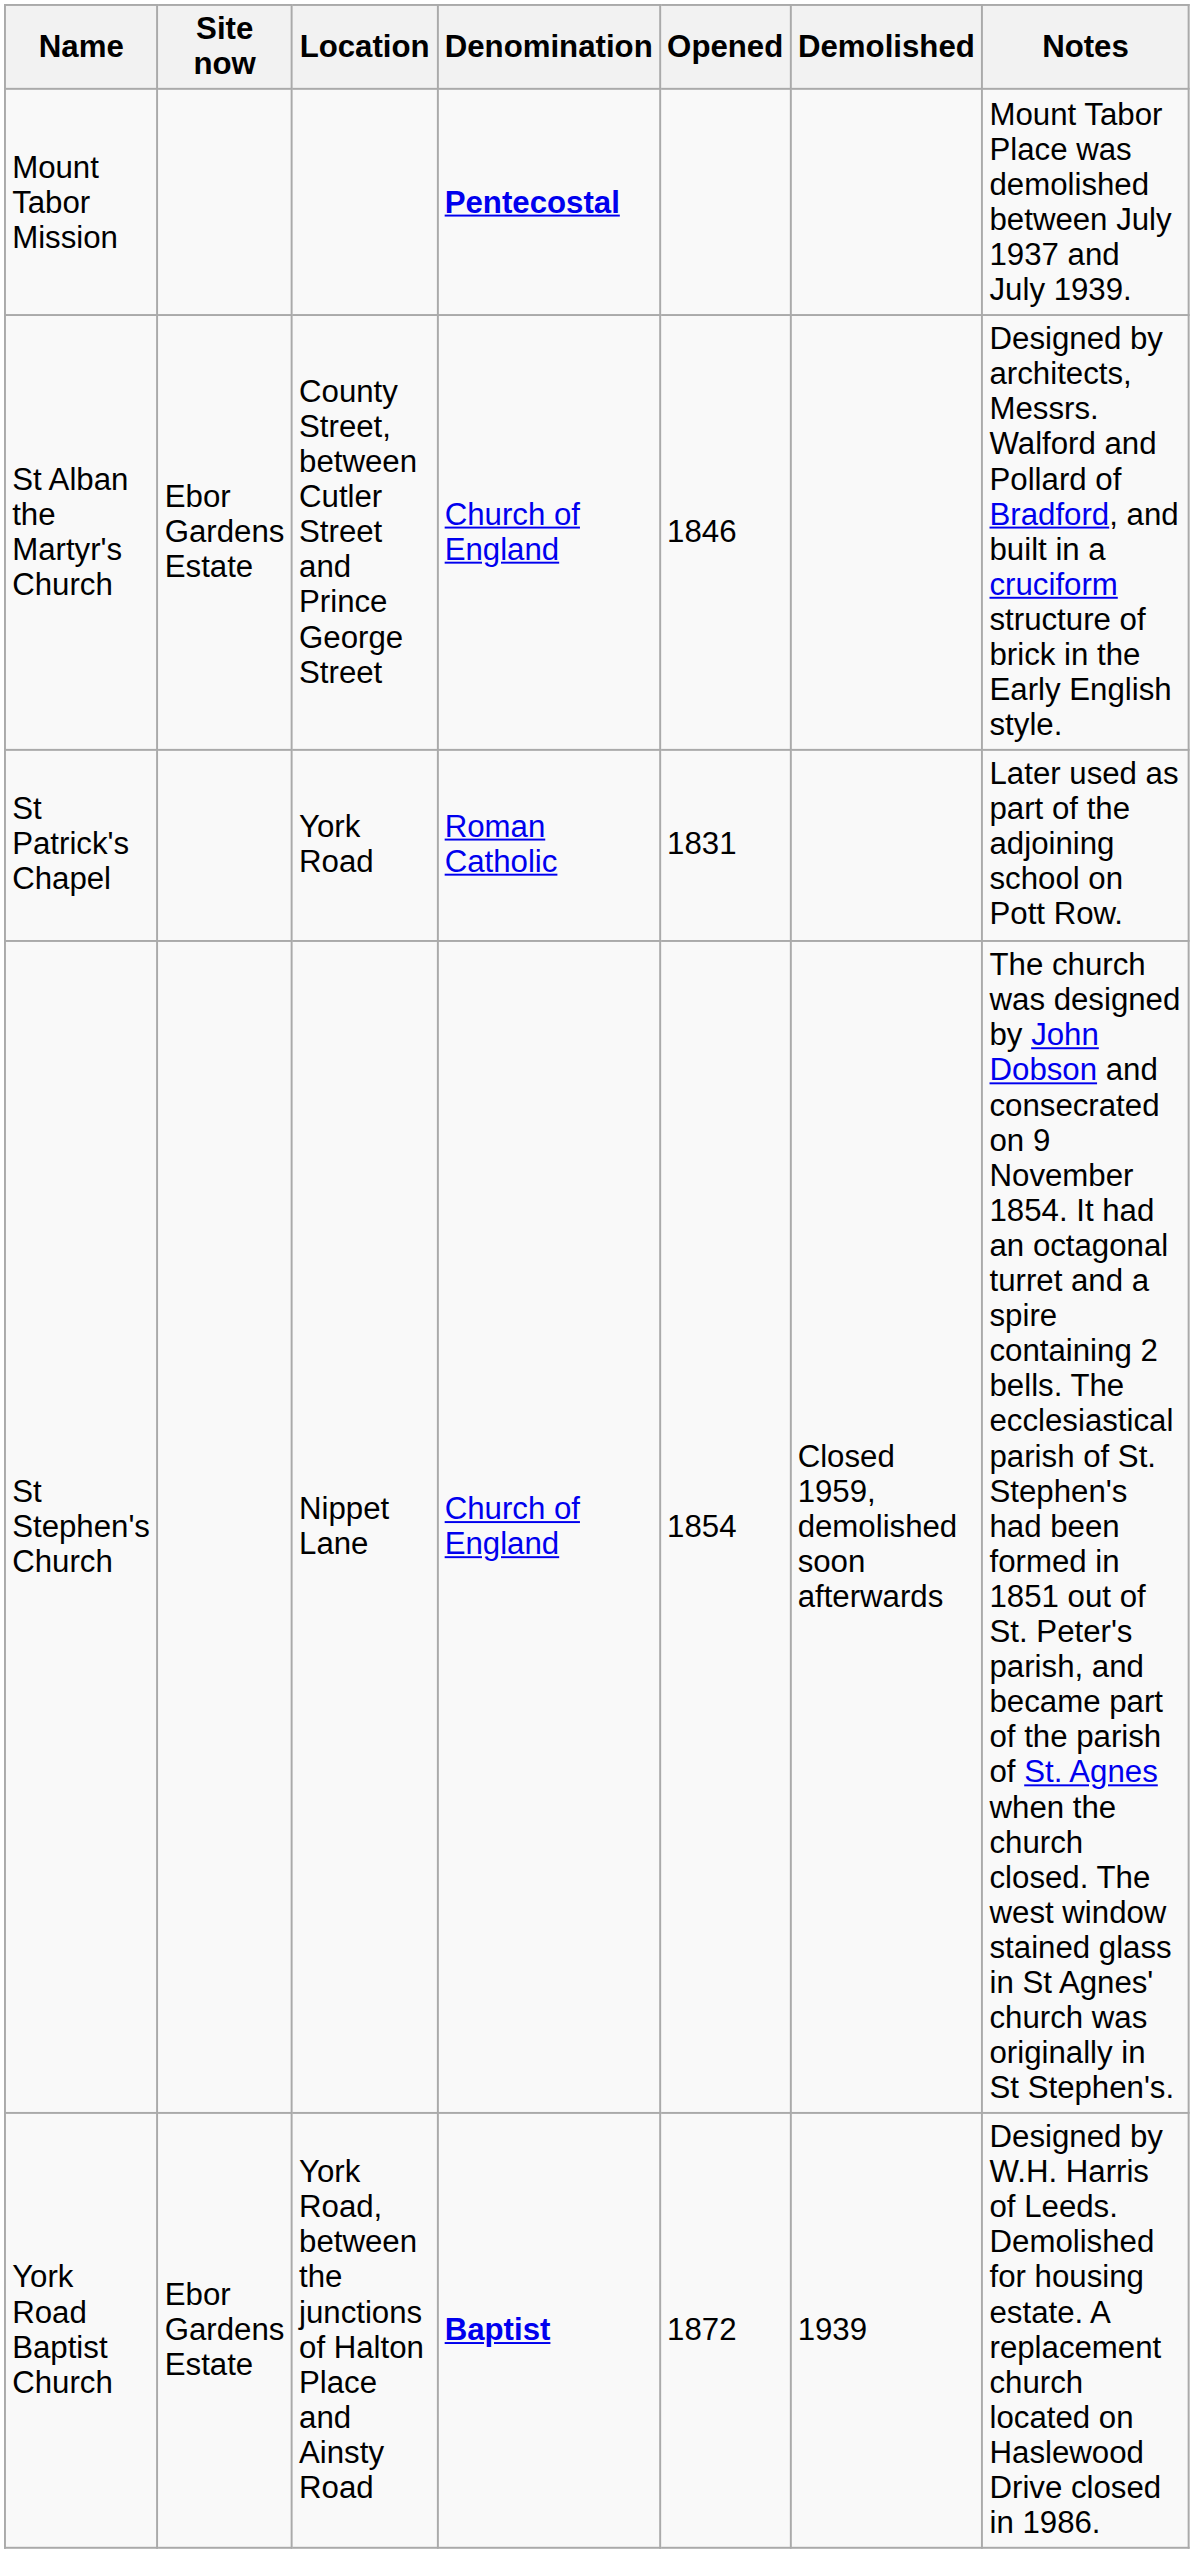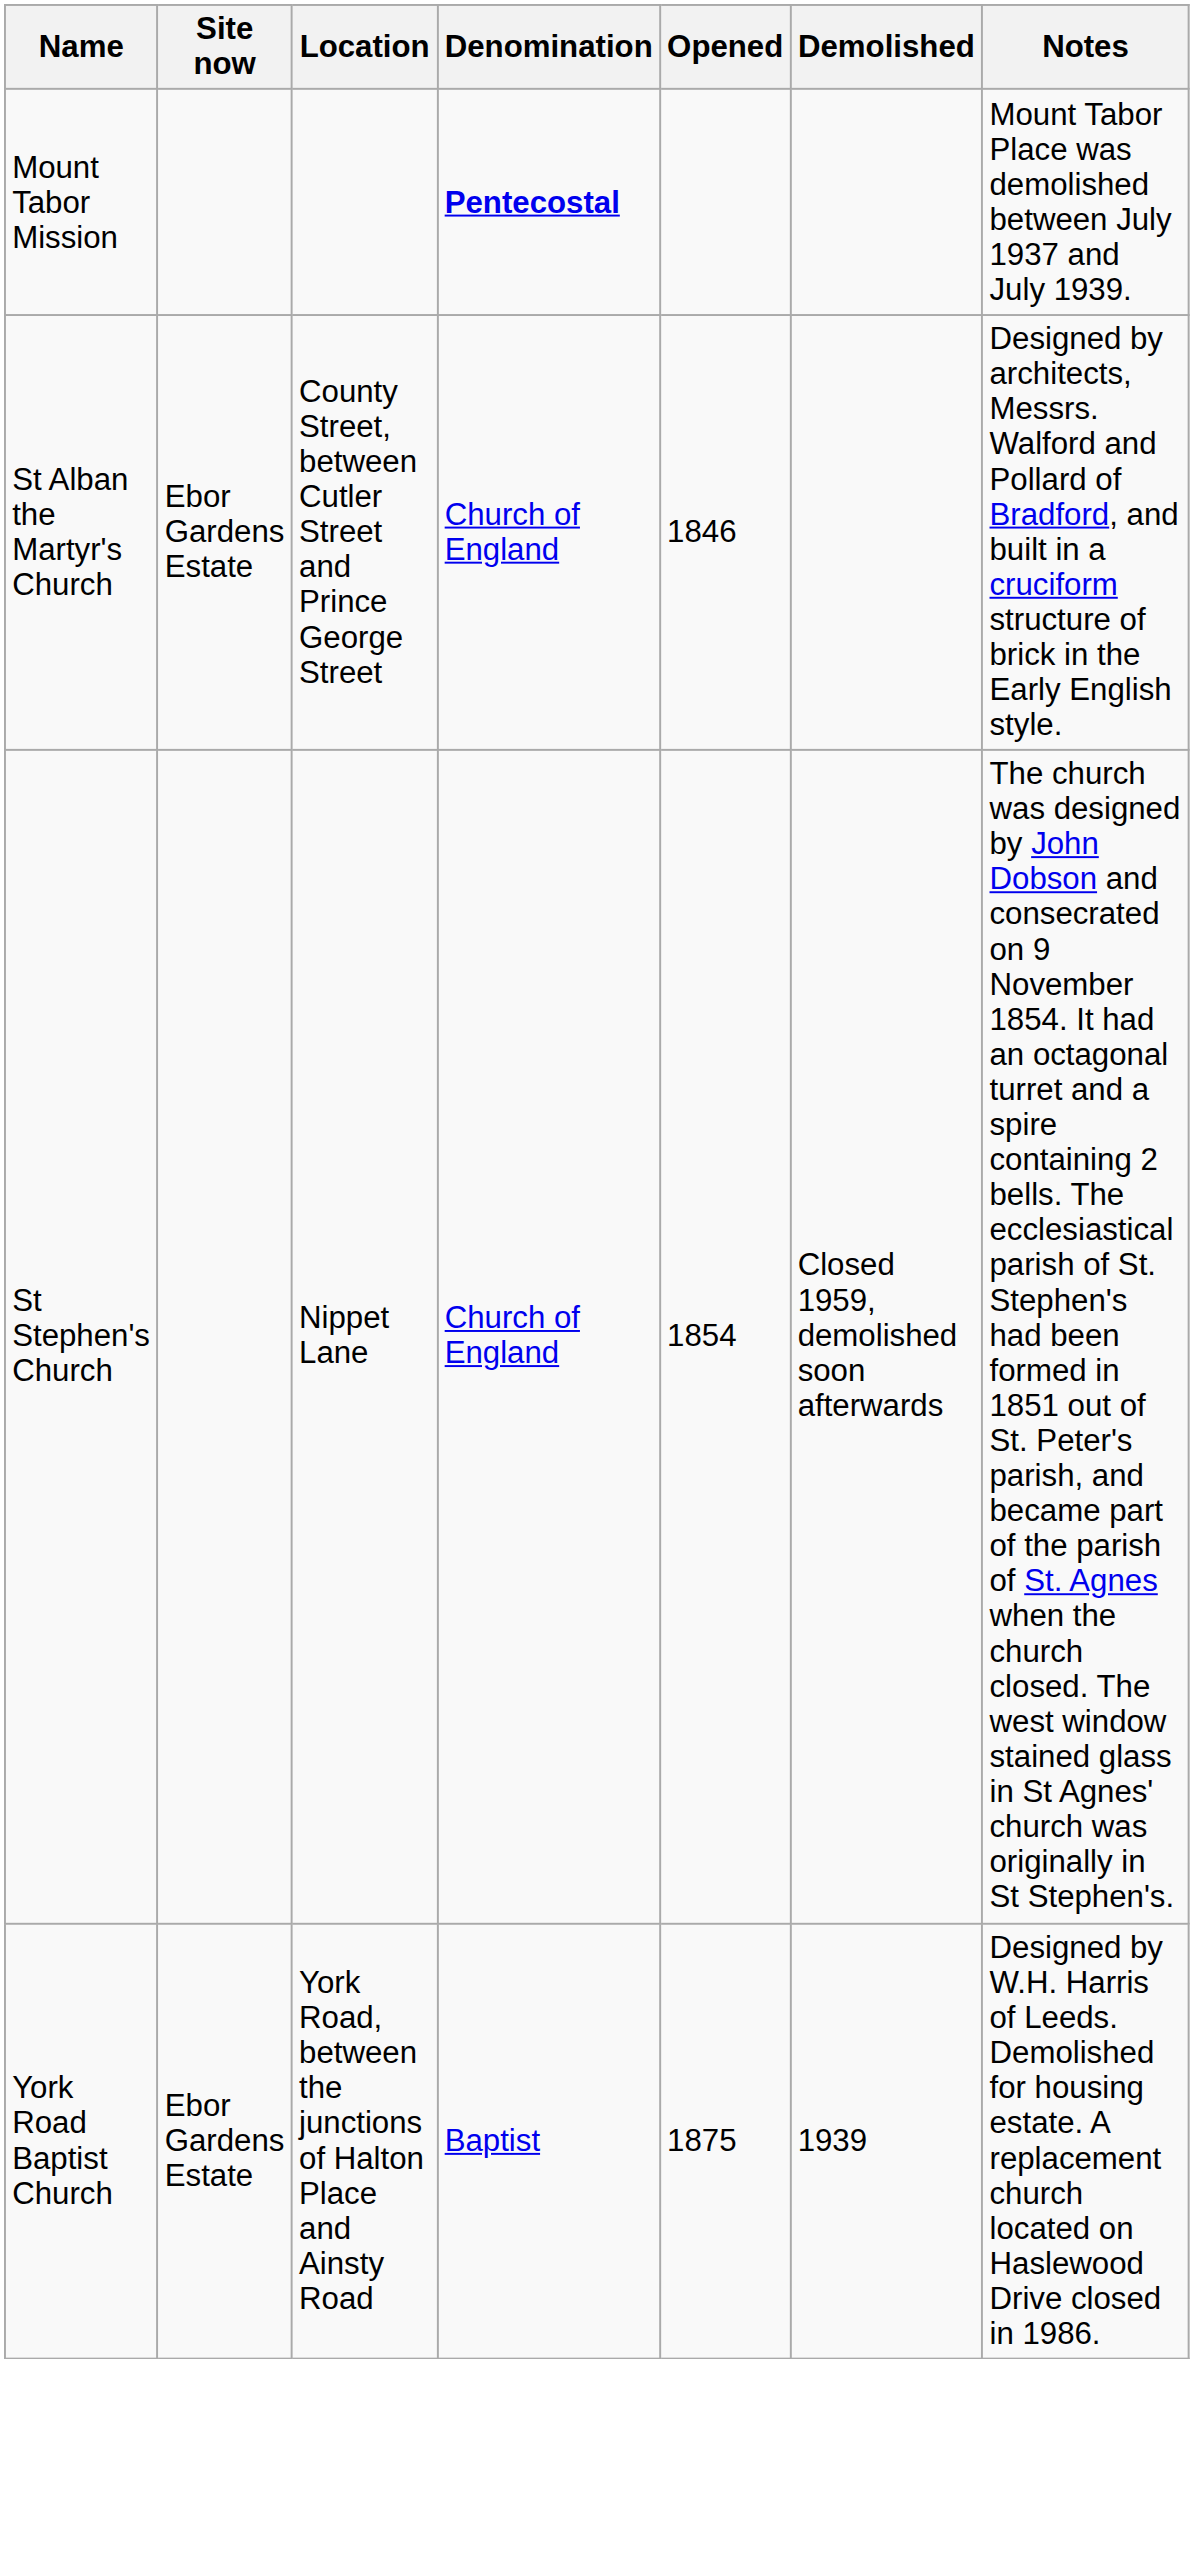- row: (71, 844)
(498, 2329) bold -> (492, 2140) normal
(702, 2329) 1872 -> (702, 2140) 1875
